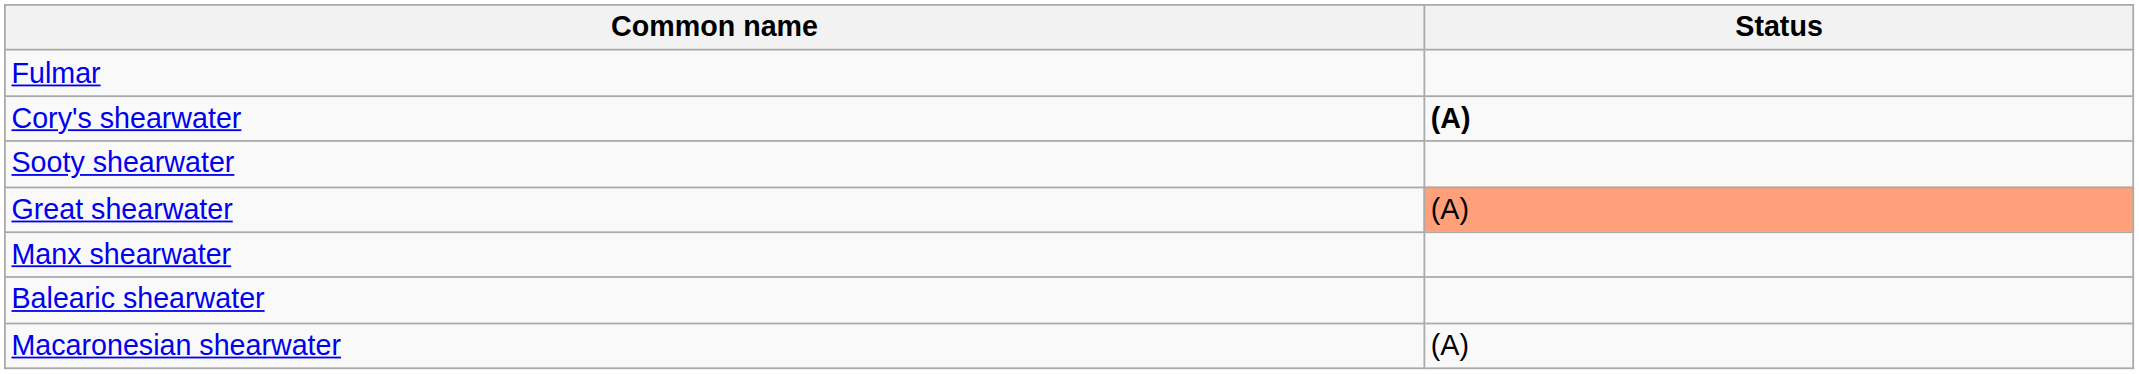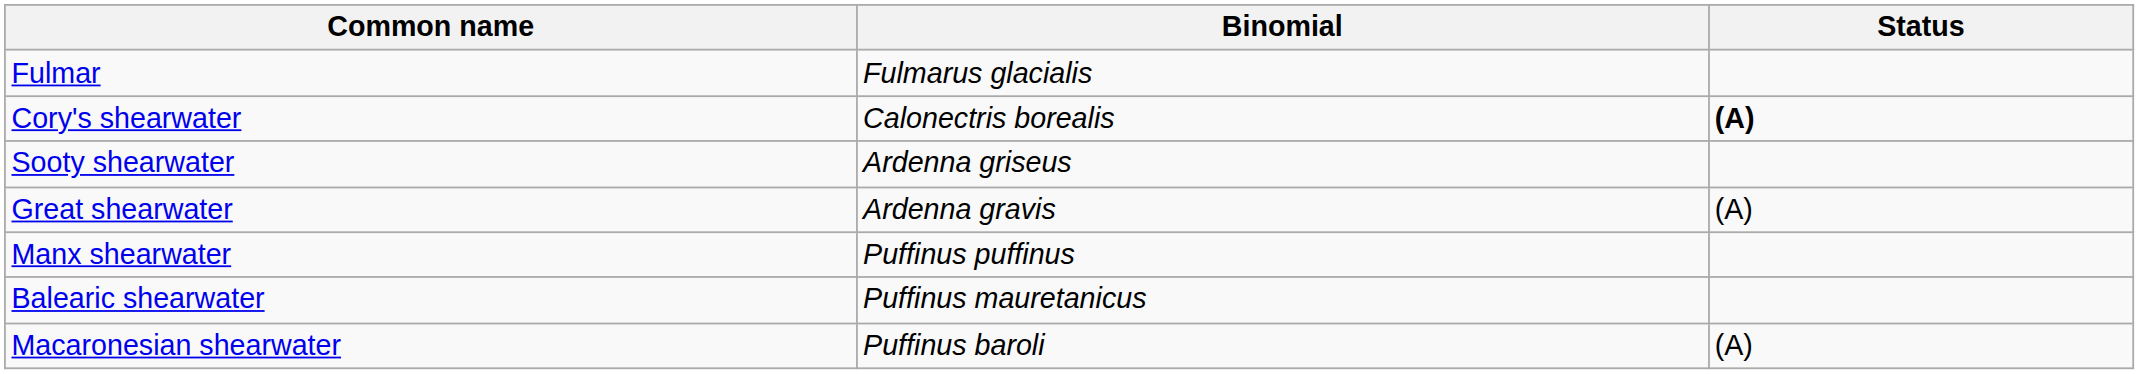+ column: (1282, 27)
(1450, 208) lightsalmon background -> (1734, 208) no background
